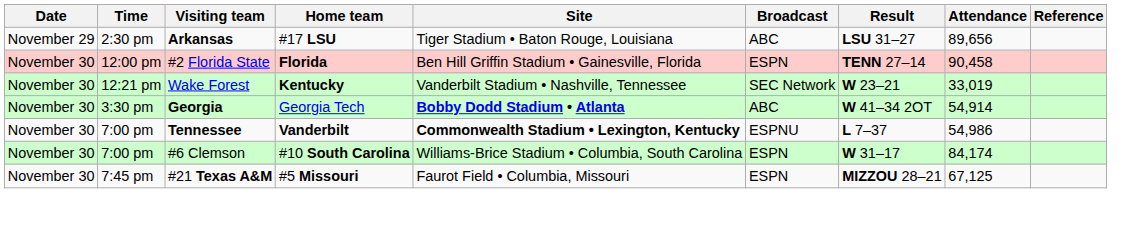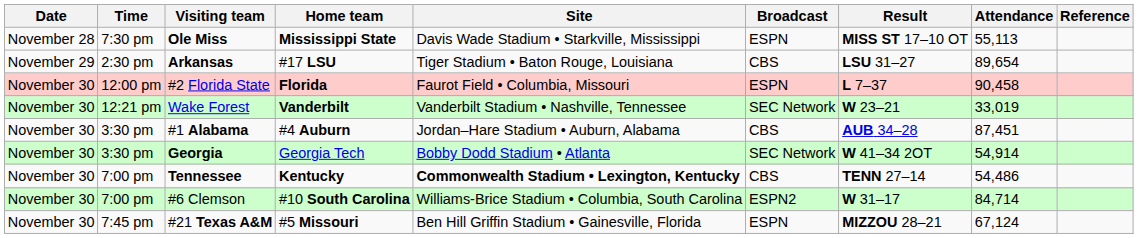+ row: (198, 39)
(764, 39) ABC -> (764, 62) CBS
(970, 39) 89,656 -> (997, 62) 89,654
(559, 62) Ben Hill Griffin Stadium • Gainesville, Florida -> (523, 85) Faurot Field • Columbia, Missouri
(884, 62) TENN 27–14 -> (865, 85) L 7–37
(311, 85) Kentucky -> (314, 108) Vanderbilt
+ row: (208, 130)
(520, 108) bold -> (513, 153) normal
(764, 108) ABC -> (792, 153) SEC Network
(314, 130) Vanderbilt -> (311, 176) Kentucky
(774, 130) ESPNU -> (764, 176) CBS
(865, 130) L 7–37 -> (884, 176) TENN 27–14
(970, 130) 54,986 -> (997, 176) 54,486
(769, 153) ESPN -> (773, 199) ESPN2
(970, 153) 84,174 -> (997, 199) 84,714
(523, 176) Faurot Field • Columbia, Missouri -> (559, 222) Ben Hill Griffin Stadium • Gainesville, Florida
(970, 176) 67,125 -> (997, 222) 67,124
